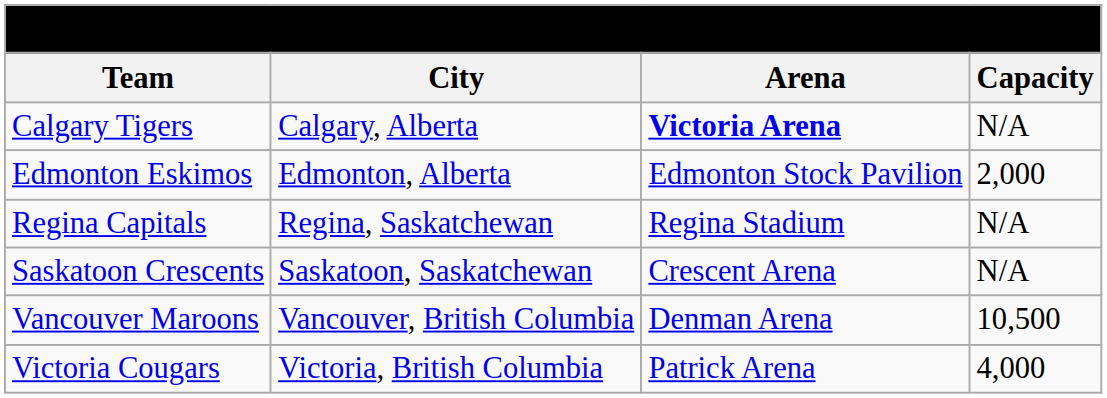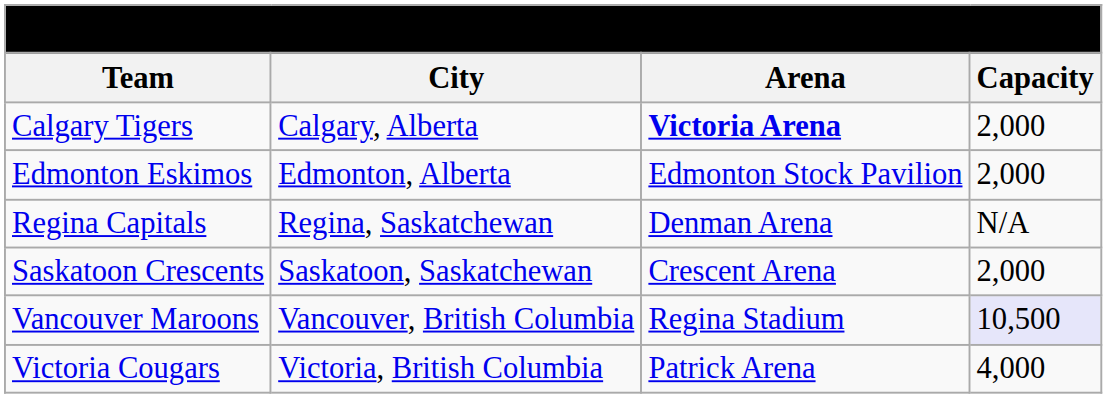(1003, 125) N/A -> (1011, 125) 2,000
(746, 222) Regina Stadium -> (740, 222) Denman Arena
(1003, 271) N/A -> (1011, 271) 2,000
(740, 319) Denman Arena -> (746, 319) Regina Stadium
(1019, 319) no background -> (1019, 319) lavender background
